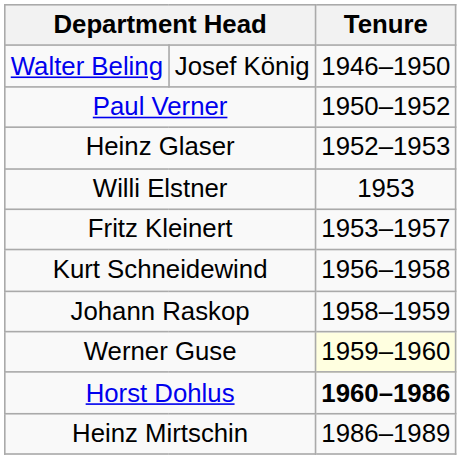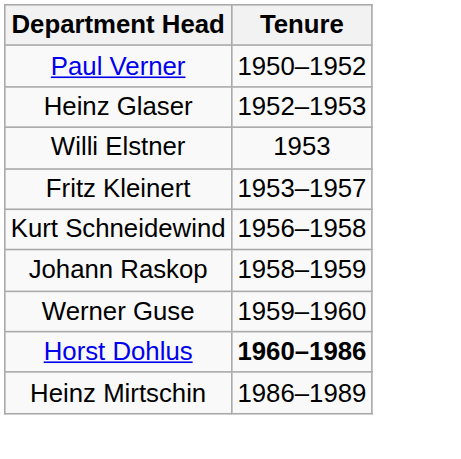- row: (87, 65)
(386, 351) lightyellow background -> (302, 310) no background
